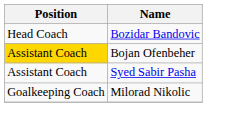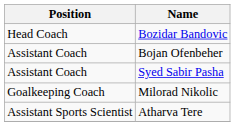(47, 53) gold background -> (47, 53) no background
+ row: (170, 111)
